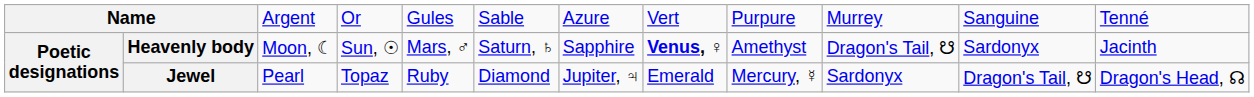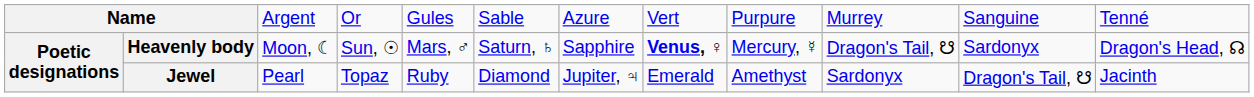(769, 47) Amethyst -> (775, 47) Mercury, ☿
(1128, 47) Jacinth -> (1172, 48) Dragon's Head, ☊
(775, 77) Mercury, ☿ -> (769, 77) Amethyst
(1172, 77) Dragon's Head, ☊ -> (1128, 77) Jacinth
